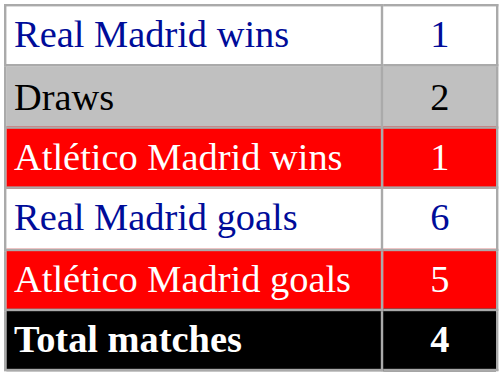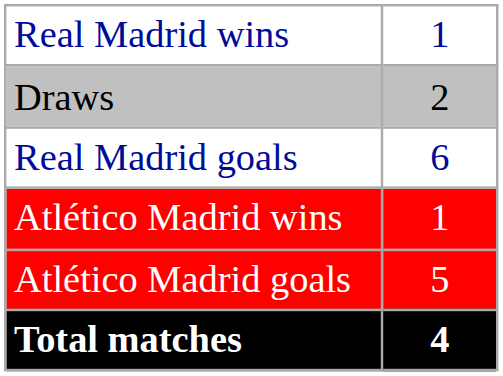rows swapped: (178, 156) <-> (156, 217)
